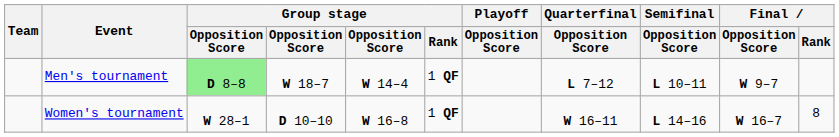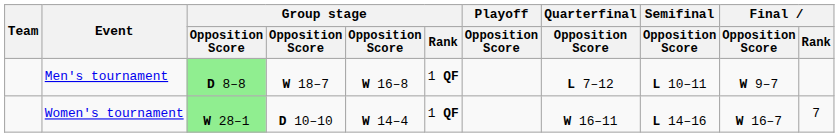(385, 84) W 14–4 -> (385, 84) W 16–8
(226, 121) no background -> (226, 121) lightgreen background
(385, 121) W 16–8 -> (385, 121) W 14–4
(816, 114) 8 -> (816, 114) 7
